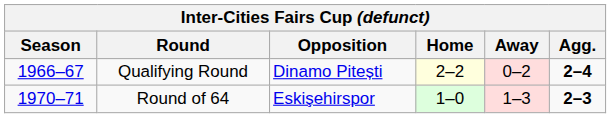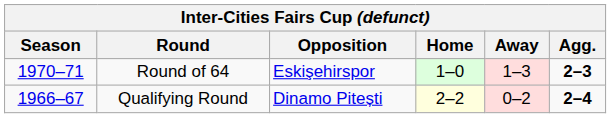rows swapped: (183, 71) <-> (183, 98)
